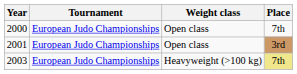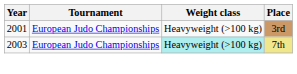- row: (17, 28)
(186, 45) Open class -> (213, 28) Heavyweight (>100 kg)
(213, 61) no background -> (213, 45) paleturquoise background
